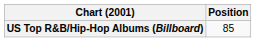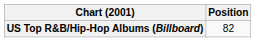(228, 28) 85 -> (228, 28) 82
